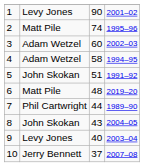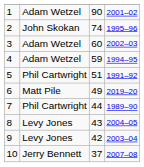(47, 12) Levy Jones -> (52, 12) Adam Wetzel
(42, 28) Matt Pile -> (51, 28) John Skokan
(97, 59) 58 -> (97, 59) 59
(51, 75) John Skokan -> (54, 75) Phil Cartwright
(97, 91) 48 -> (97, 91) 49
(51, 122) John Skokan -> (47, 122) Levy Jones
(97, 138) 40 -> (97, 138) 42
